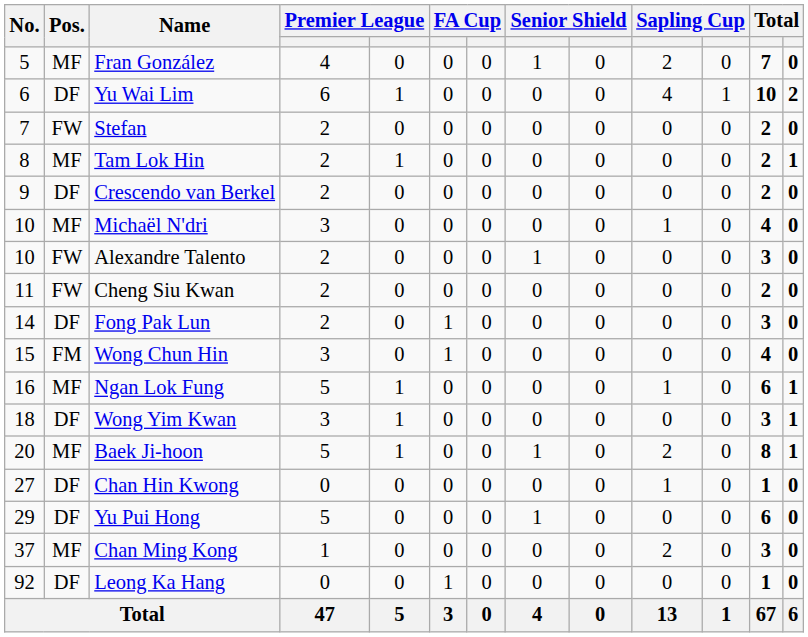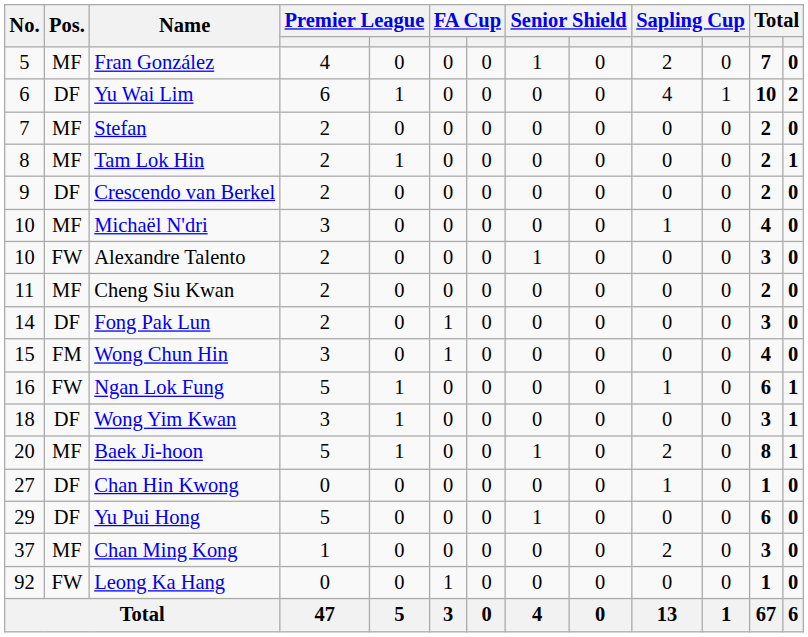(67, 127) FW -> (67, 127) MF
(67, 290) FW -> (67, 290) MF
(67, 387) MF -> (67, 387) FW
(67, 582) DF -> (67, 582) FW
